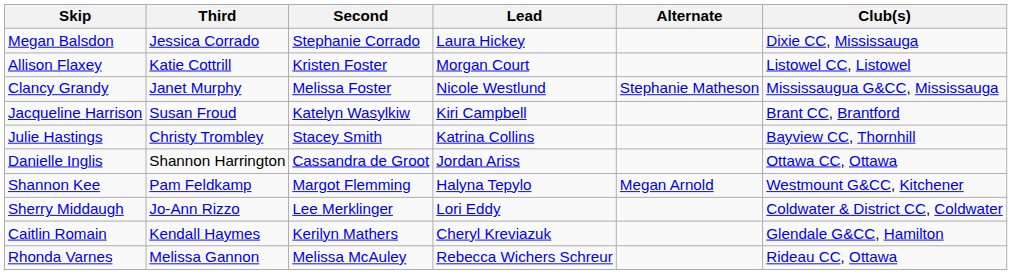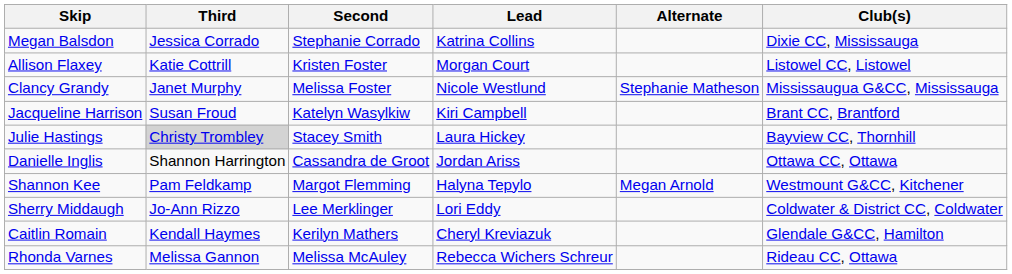(481, 40) Laura Hickey -> (485, 40) Katrina Collins
(206, 137) no background -> (206, 137) lightgrey background
(485, 137) Katrina Collins -> (481, 137) Laura Hickey
